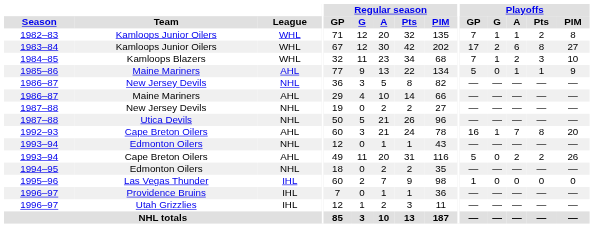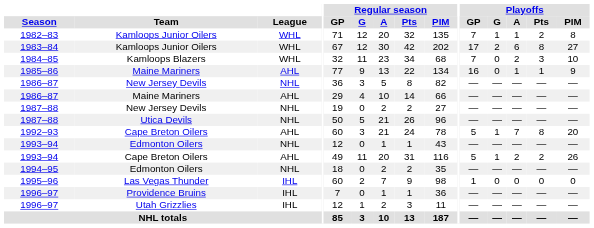(497, 59) 1 -> (497, 59) 0
(473, 71) 5 -> (473, 71) 16
(473, 132) 16 -> (473, 132) 5
(497, 156) 0 -> (497, 156) 1
